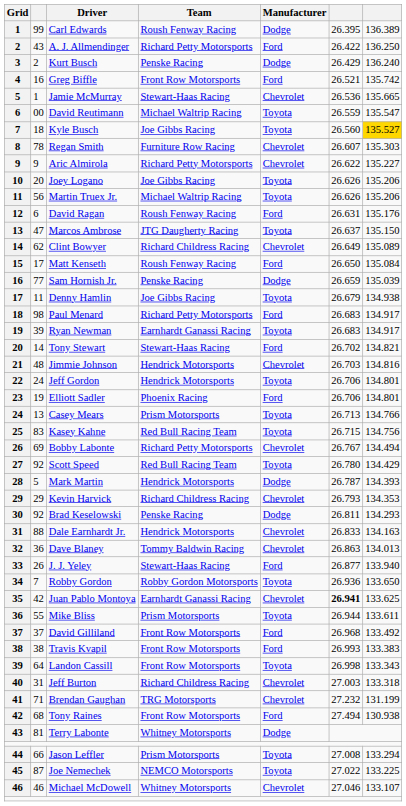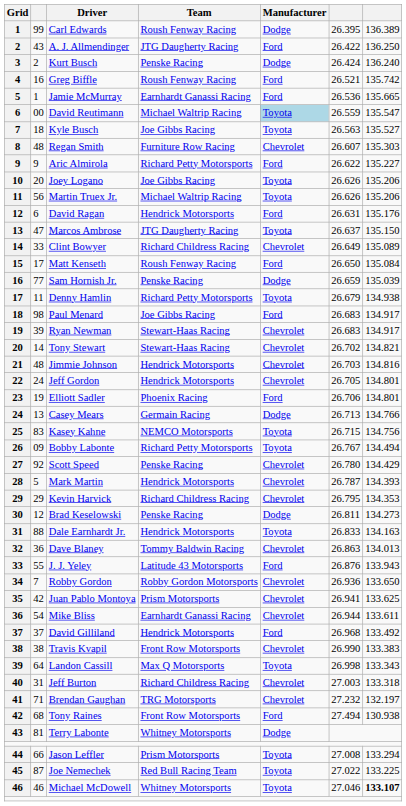(196, 46) Richard Petty Motorsports -> (189, 46) JTG Daugherty Racing
(346, 63) 26.429 -> (346, 63) 26.424
(190, 79) Front Row Motorsports -> (188, 79) Roush Fenway Racing
(185, 96) Stewart-Haas Racing -> (196, 96) Earnhardt Ganassi Racing
(283, 96) Chevrolet -> (273, 96) Ford
(277, 113) no background -> (277, 113) lightblue background
(346, 130) 26.560 -> (346, 130) 26.563
(382, 130) gold background -> (382, 130) no background
(39, 146) 78 -> (39, 146) 48
(283, 163) Chevrolet -> (273, 163) Ford
(188, 213) Roush Fenway Racing -> (187, 213) Hendrick Motorsports
(39, 247) 62 -> (39, 247) 33
(178, 297) Joe Gibbs Racing -> (196, 297) Richard Petty Motorsports
(196, 314) Richard Petty Motorsports -> (178, 314) Joe Gibbs Racing
(196, 331) Earnhardt Ganassi Racing -> (185, 331) Stewart-Haas Racing
(277, 331) Toyota -> (283, 331) Chevrolet
(273, 347) Ford -> (283, 347) Chevrolet
(277, 381) Toyota -> (283, 381) Chevrolet
(346, 381) 26.706 -> (346, 381) 26.705
(180, 414) Prism Motorsports -> (175, 414) Germain Racing
(277, 414) Toyota -> (277, 414) Dodge
(189, 431) Red Bull Racing Team -> (187, 431) NEMCO Motorsports
(39, 448) 69 -> (39, 448) 09
(283, 448) Chevrolet -> (277, 448) Toyota
(189, 465) Red Bull Racing Team -> (172, 465) Penske Racing
(277, 465) Toyota -> (283, 465) Chevrolet
(277, 481) Dodge -> (283, 481) Chevrolet
(346, 498) 26.793 -> (346, 498) 26.795
(39, 515) 92 -> (39, 515) 12
(382, 515) 134.293 -> (382, 515) 134.273
(283, 532) Chevrolet -> (277, 532) Toyota
(39, 565) 26 -> (39, 565) 55
(185, 565) Stewart-Haas Racing -> (192, 565) Latitude 43 Motorsports
(346, 565) 26.877 -> (346, 565) 26.876
(382, 565) 133.940 -> (382, 565) 133.943
(277, 582) Toyota -> (283, 582) Chevrolet
(196, 599) Earnhardt Ganassi Racing -> (180, 599) Prism Motorsports
(346, 599) bold -> (346, 599) normal
(39, 615) 55 -> (39, 615) 54
(180, 615) Prism Motorsports -> (196, 615) Earnhardt Ganassi Racing
(277, 615) Toyota -> (283, 615) Chevrolet
(190, 632) Front Row Motorsports -> (187, 632) Hendrick Motorsports
(273, 649) Ford -> (283, 649) Chevrolet
(346, 649) 26.993 -> (346, 649) 26.990
(190, 666) Front Row Motorsports -> (182, 666) Max Q Motorsports
(382, 699) 131.199 -> (382, 699) 132.197
(187, 771) NEMCO Motorsports -> (189, 771) Red Bull Racing Team
(283, 788) Chevrolet -> (277, 788) Toyota
(382, 788) normal -> (382, 788) bold
